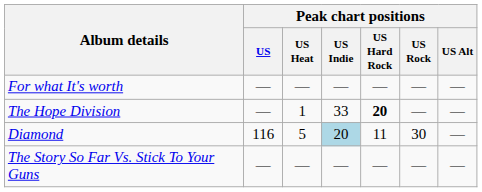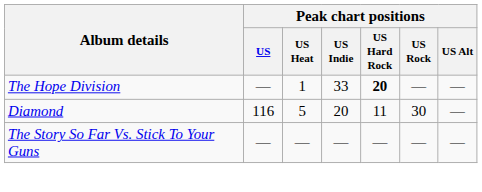- row: (66, 87)
(341, 134) lightblue background -> (341, 110) no background
